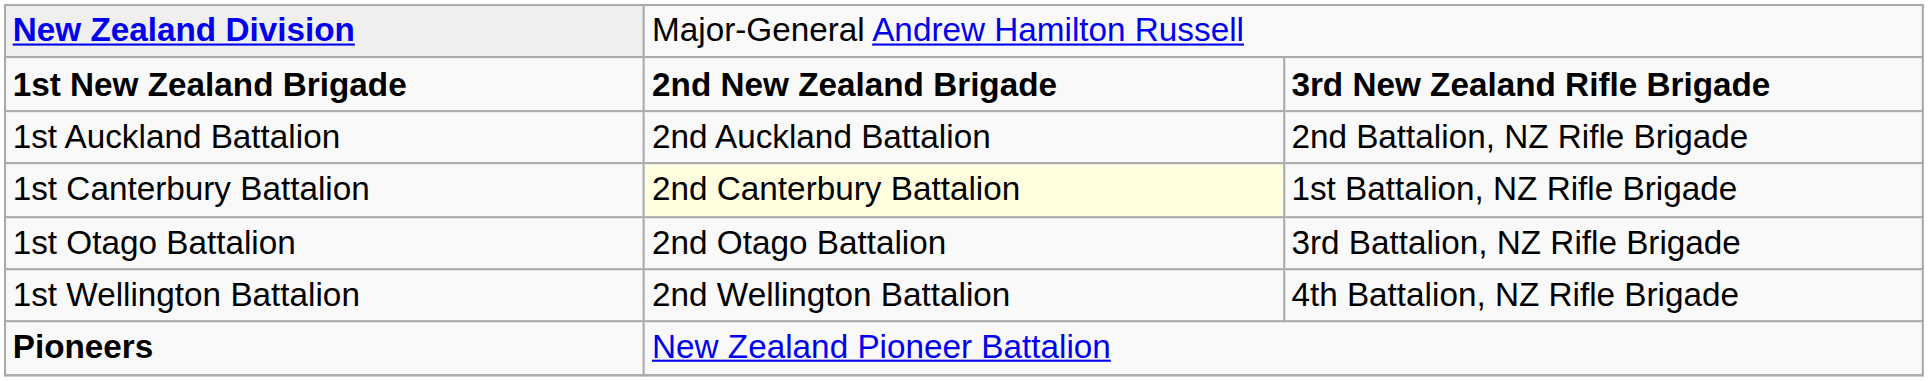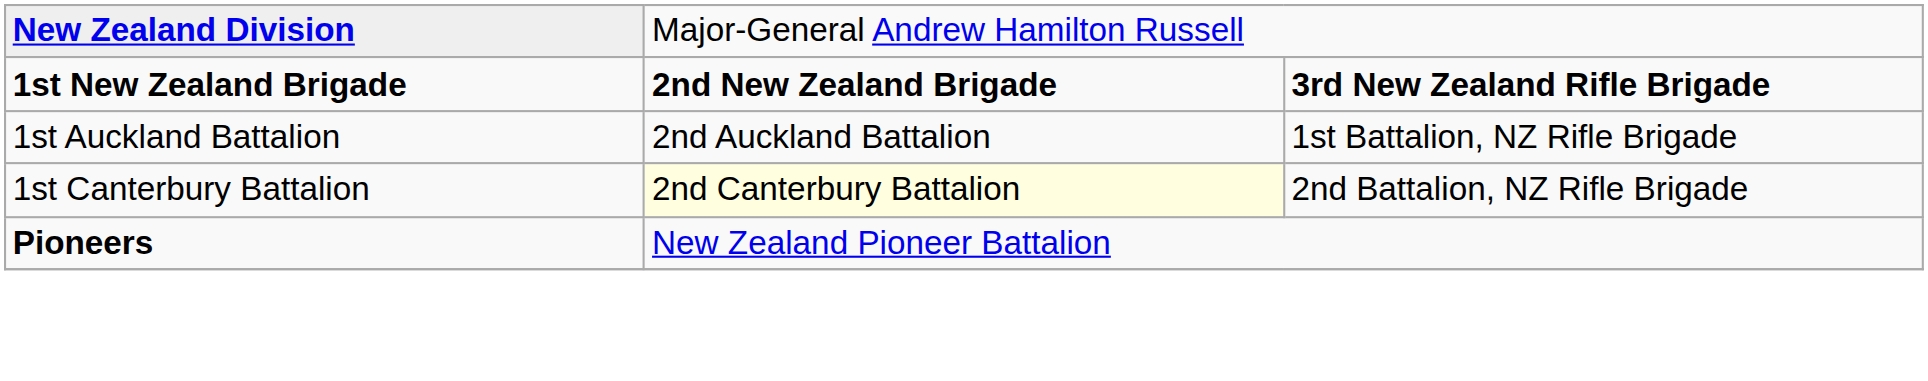(1520, 136) 2nd Battalion, NZ Rifle Brigade -> (1514, 136) 1st Battalion, NZ Rifle Brigade
(1514, 189) 1st Battalion, NZ Rifle Brigade -> (1520, 189) 2nd Battalion, NZ Rifle Brigade
- row: (154, 242)
- row: (186, 294)
